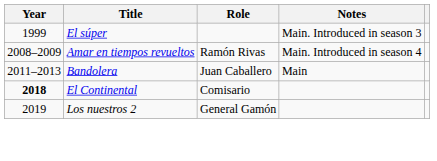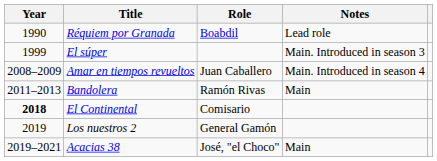+ row: (121, 33)
(233, 52) Ramón Rivas -> (236, 71) Juan Caballero
(236, 71) Juan Caballero -> (233, 90) Ramón Rivas
+ row: (93, 147)
